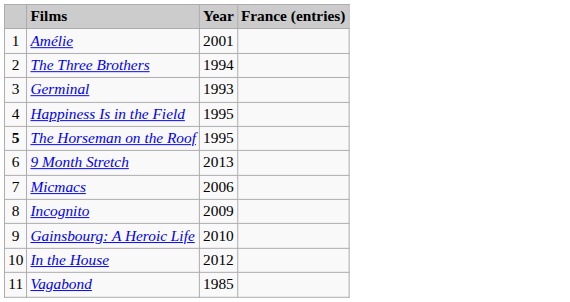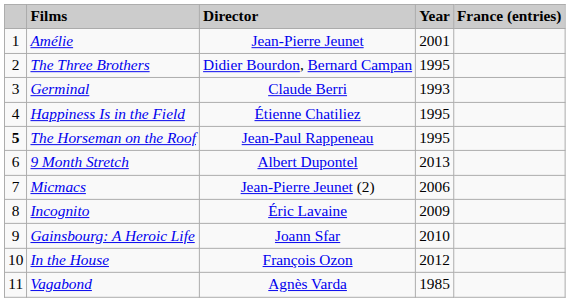+ column: (231, 16)
(218, 65) 1994 -> (435, 65) 1995
